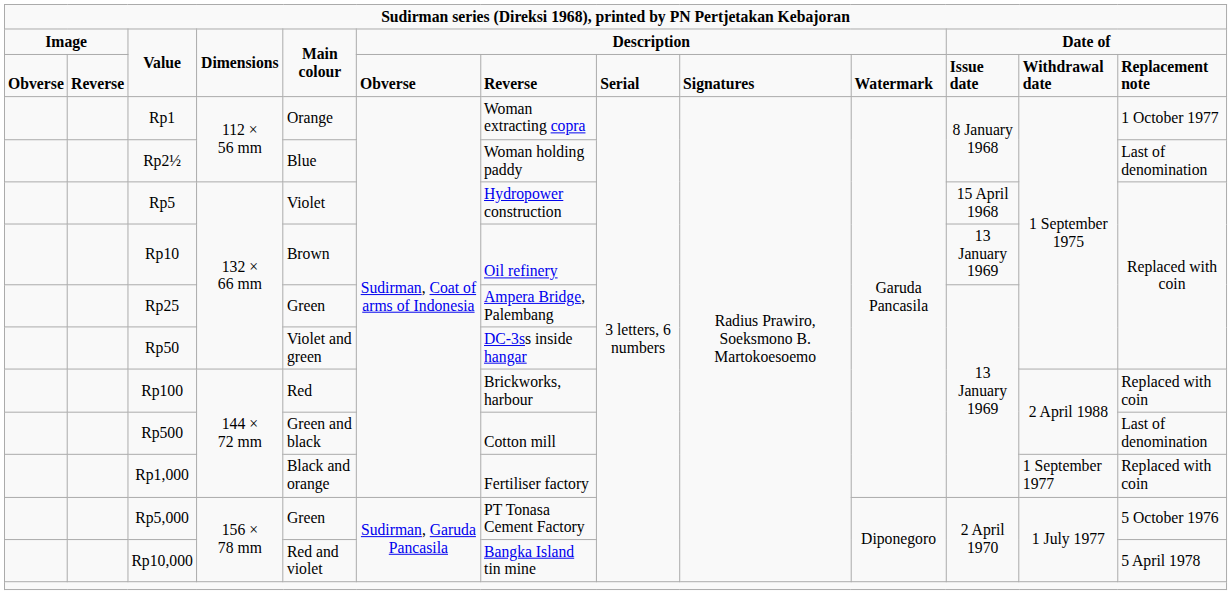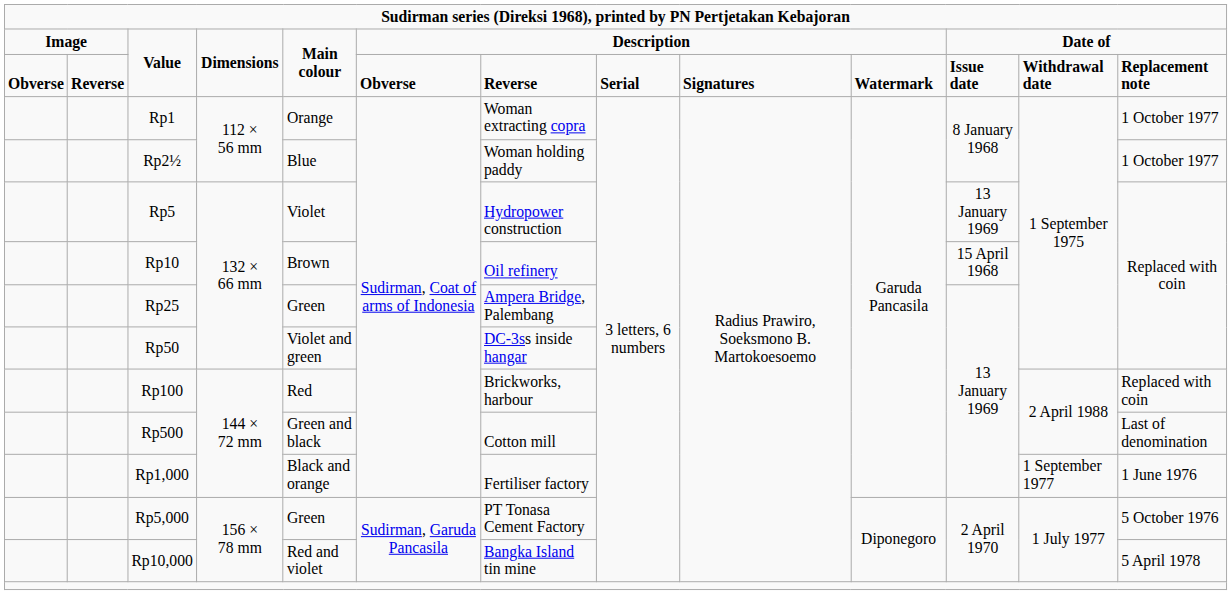(1164, 160) Last of denomination -> (1170, 160) 1 October 1977
(983, 203) 15 April 1968 -> (983, 211) 13 January 1969
(983, 254) 13 January 1969 -> (983, 263) 15 April 1968
(1166, 475) Replaced with coin -> (1159, 475) 1 June 1976
